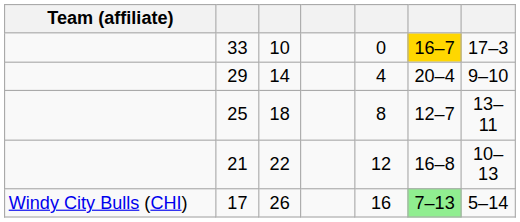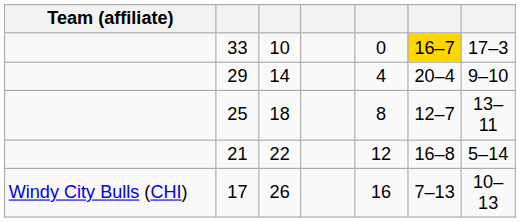(488, 164) 10–13 -> (488, 153) 5–14
(435, 202) lightgreen background -> (435, 192) no background
(488, 202) 5–14 -> (488, 192) 10–13
